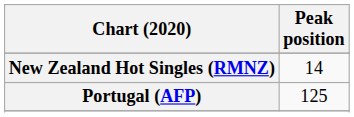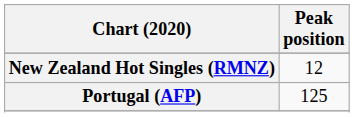(314, 67) 14 -> (314, 67) 12
